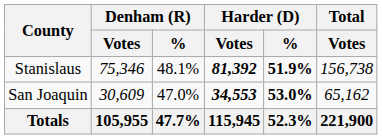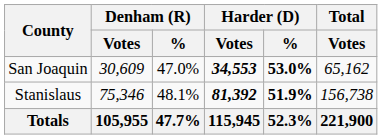rows swapped: (48, 95) <-> (48, 69)
